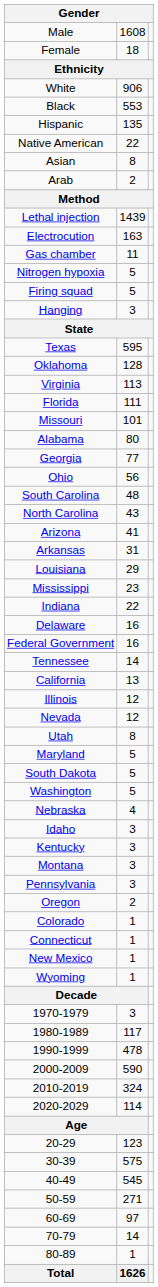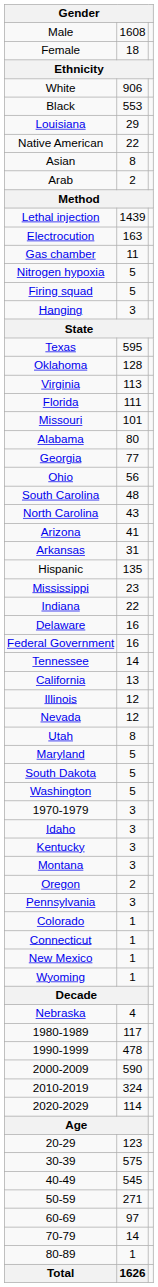rows swapped: (61, 124) <-> (61, 569)
rows swapped: (61, 810) <-> (61, 1014)
rows swapped: (61, 884) <-> (61, 902)
